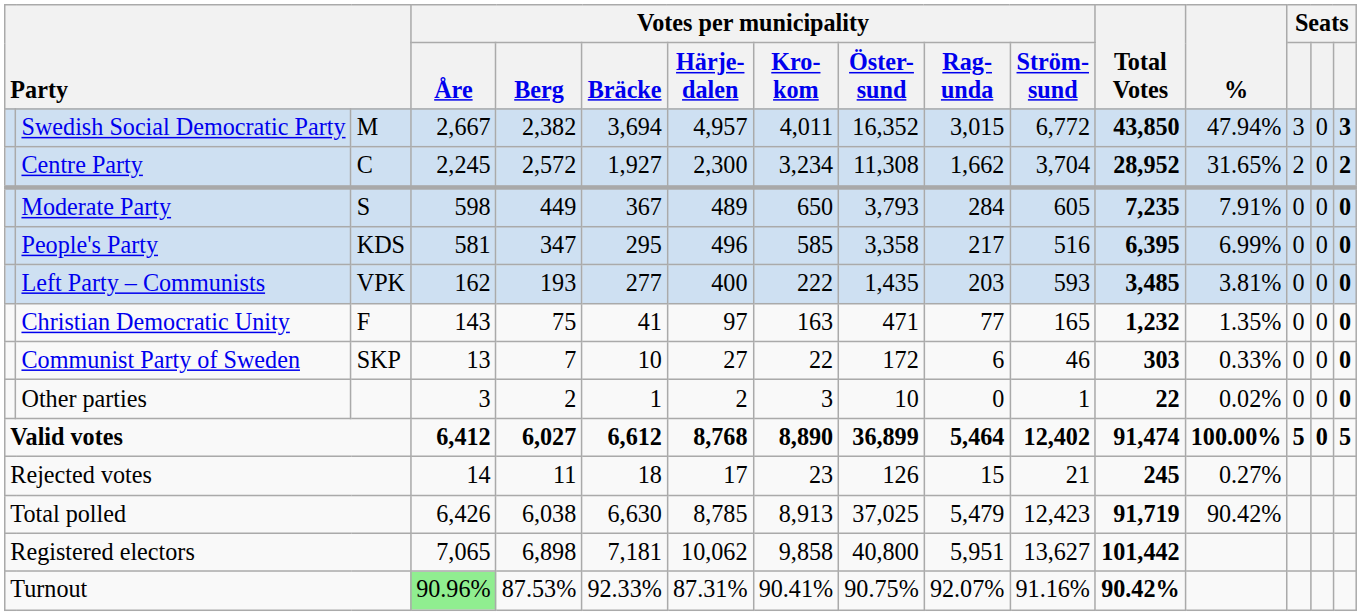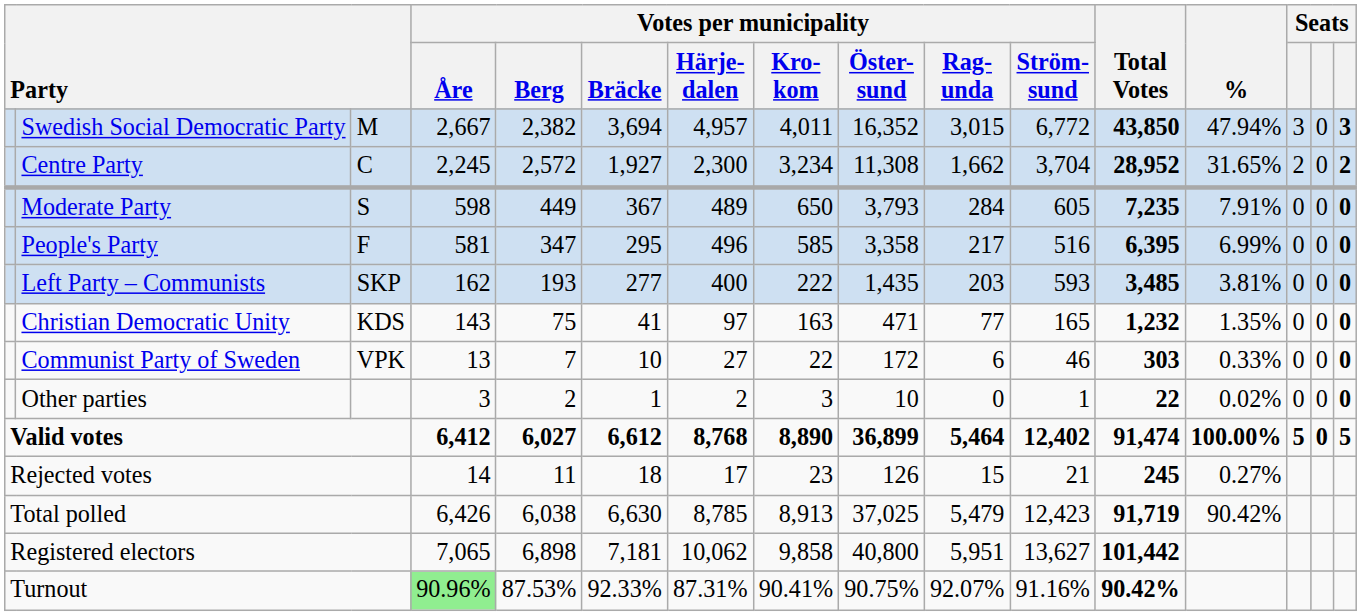(381, 245) KDS -> (363, 245) F
(381, 283) VPK -> (379, 283) SKP
(363, 322) F -> (381, 322) KDS
(379, 360) SKP -> (381, 360) VPK
